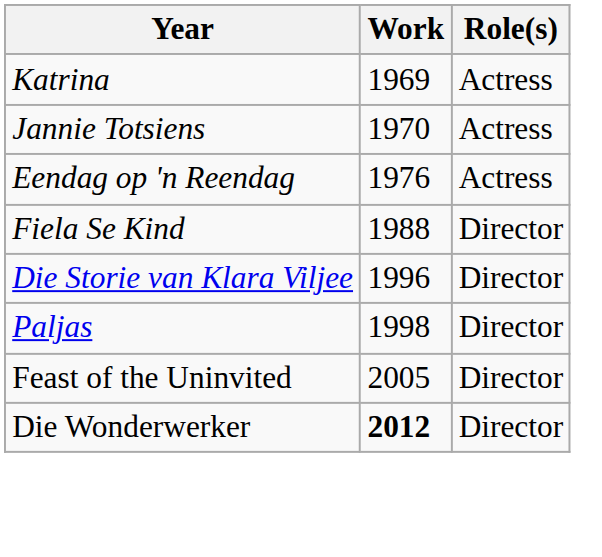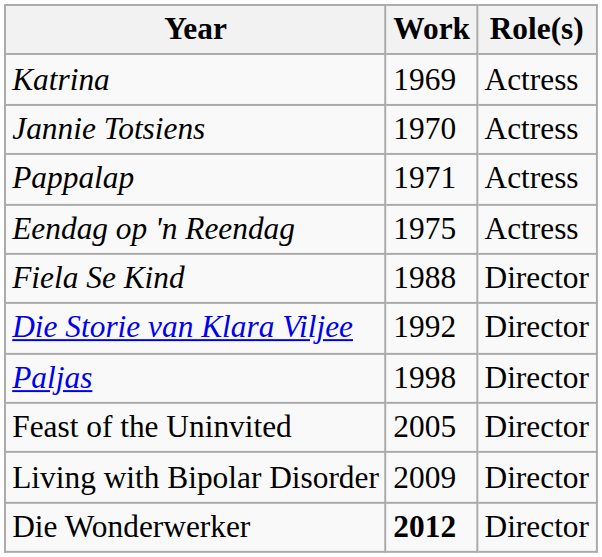+ row: (73, 178)
(399, 178) 1976 -> (425, 228) 1975
(399, 278) 1996 -> (425, 327) 1992
+ row: (196, 476)
